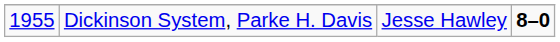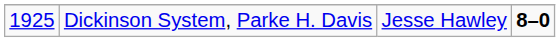(32, 20) 1955 -> (32, 20) 1925
